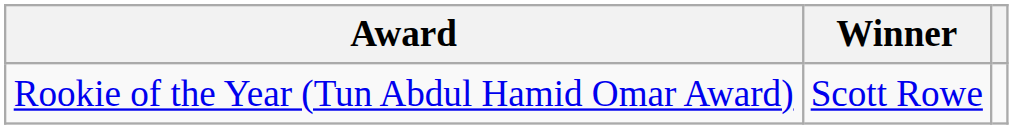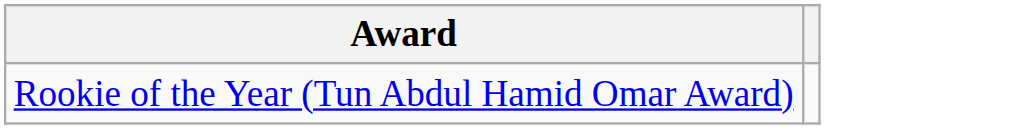- column: (897, 33)
